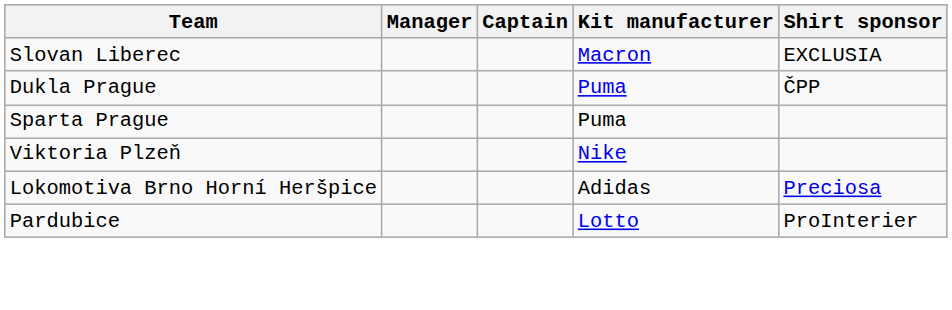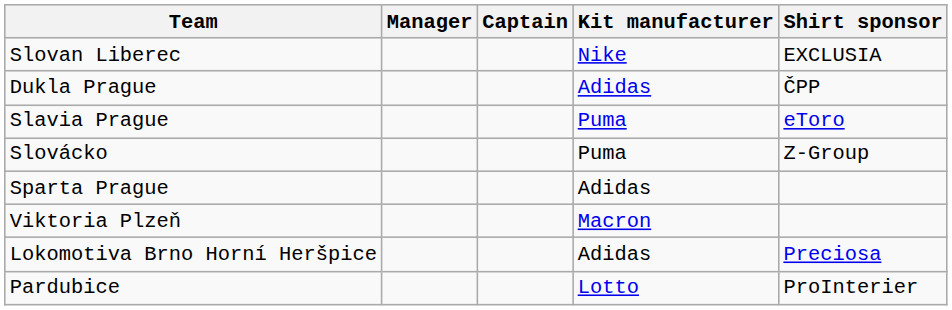(614, 55) Macron -> (602, 55) Nike
(602, 88) Puma -> (614, 88) Adidas
+ row: (89, 121)
+ row: (59, 154)
(602, 121) Puma -> (614, 188) Adidas
(602, 154) Nike -> (614, 221) Macron
